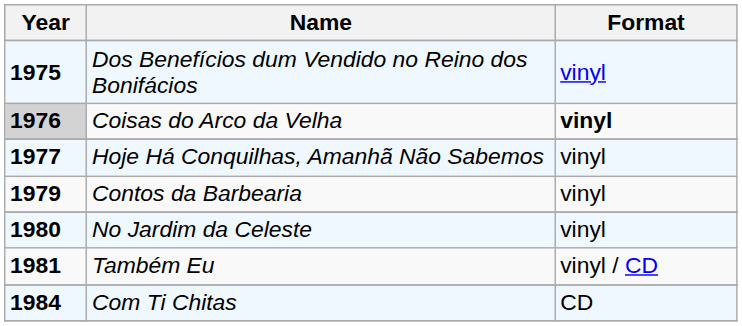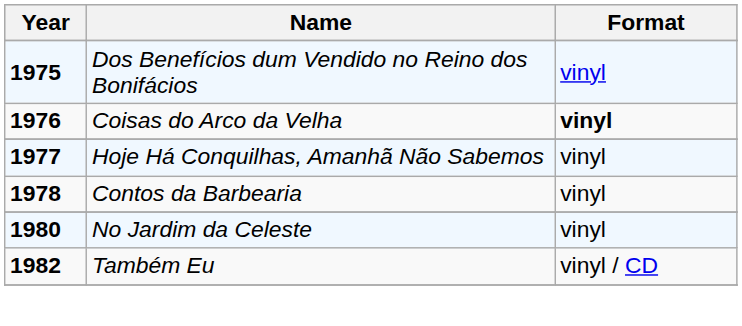(35, 120) lightgrey background -> (35, 120) no background
(35, 193) 1979 -> (35, 193) 1978
(35, 266) 1981 -> (35, 266) 1982
- row: (164, 302)
